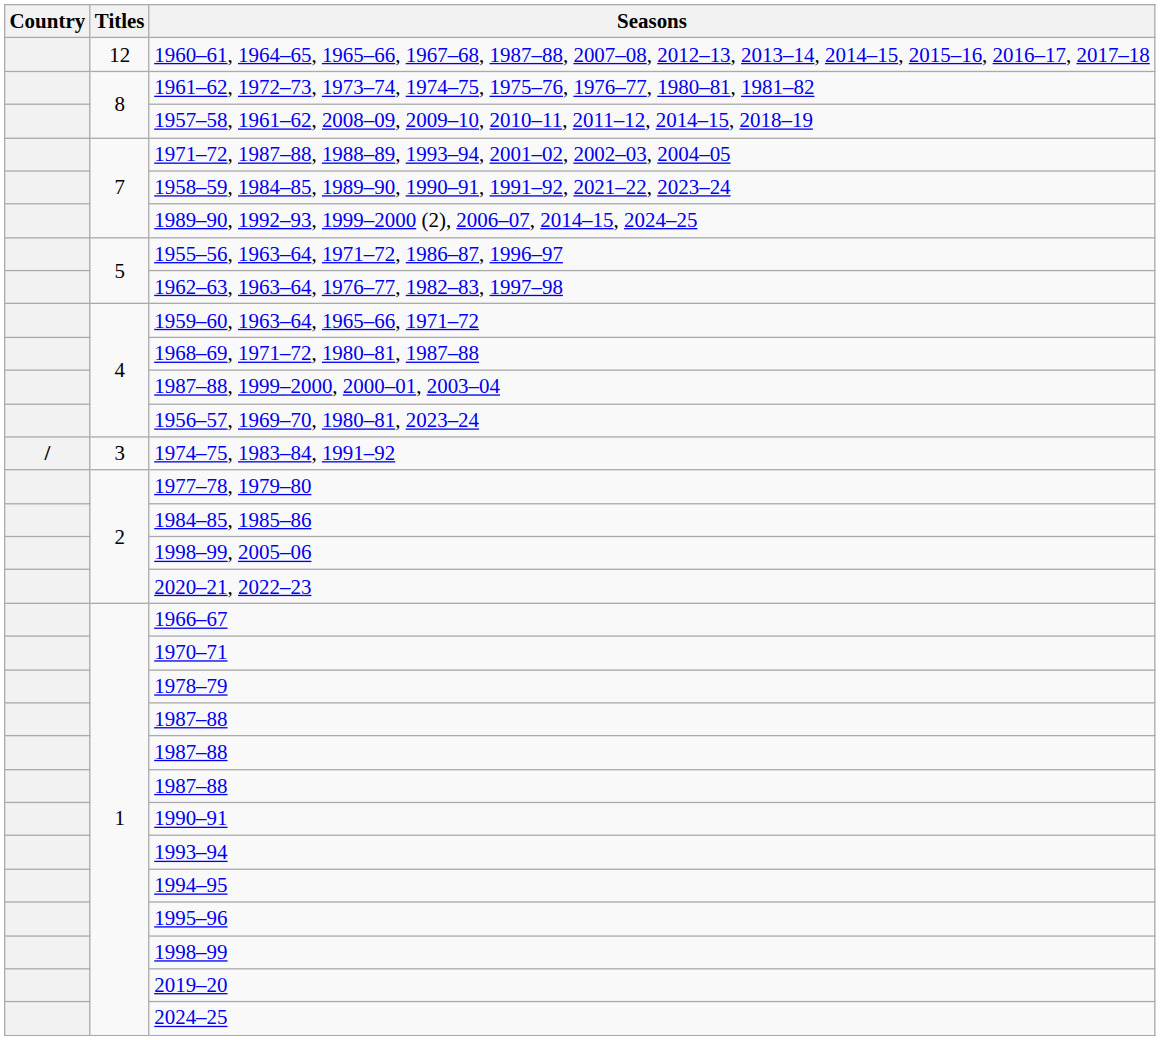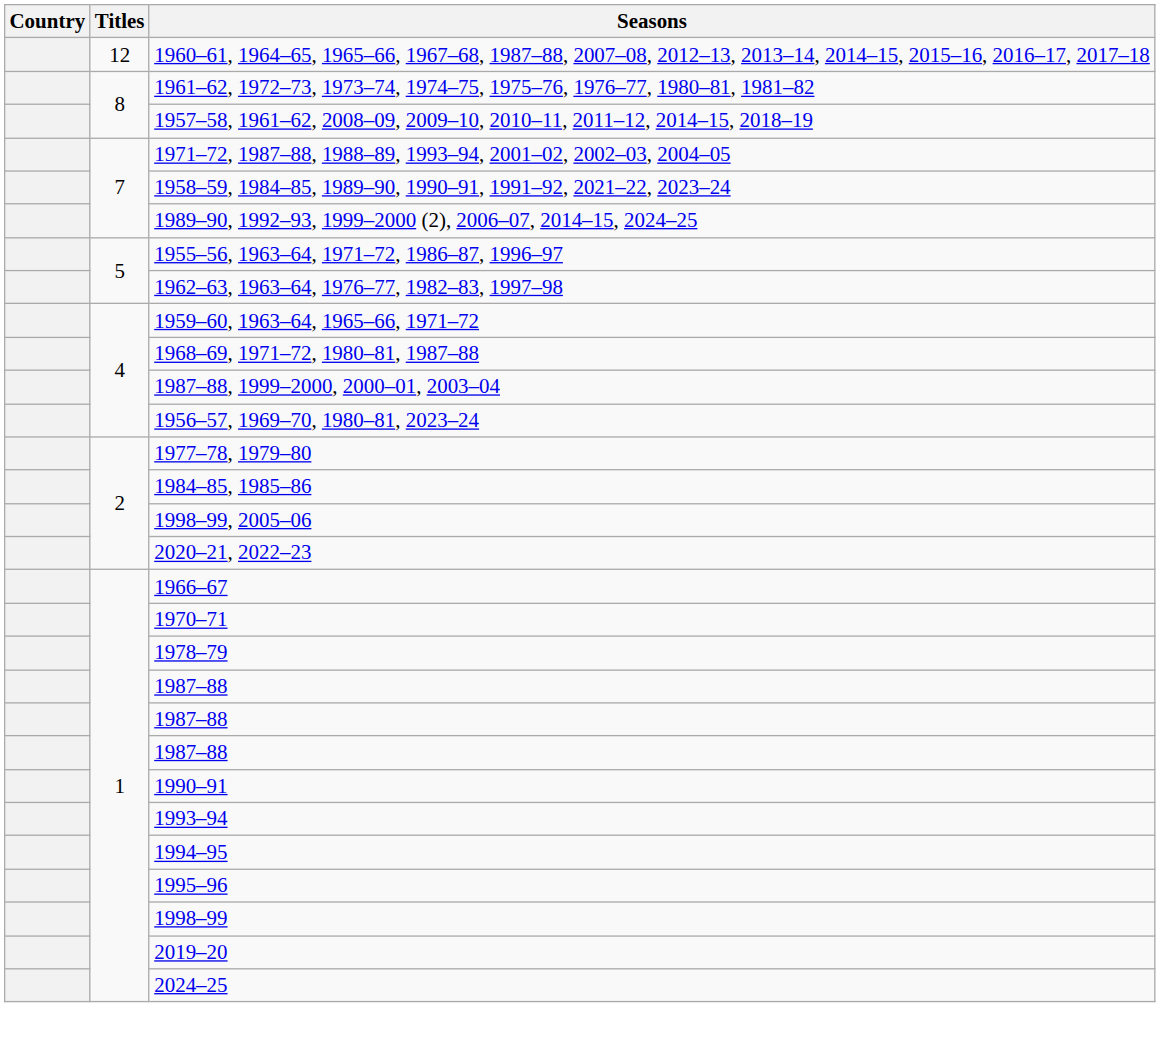- row: (120, 453)
